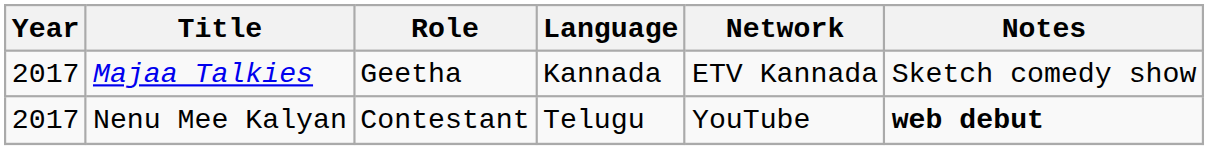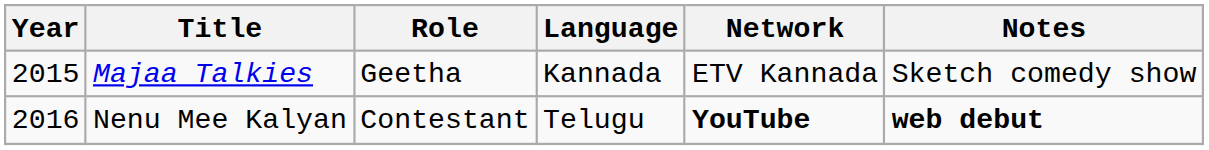(46, 74) 2017 -> (46, 74) 2015
(46, 120) 2017 -> (46, 120) 2016
(751, 120) normal -> (751, 120) bold
